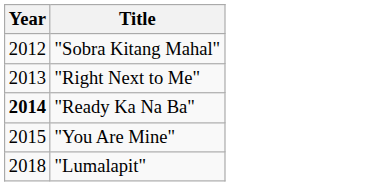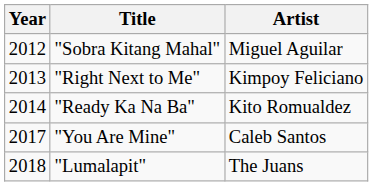+ column: (296, 19)
(27, 107) bold -> (27, 107) normal
(27, 136) 2015 -> (27, 136) 2017
